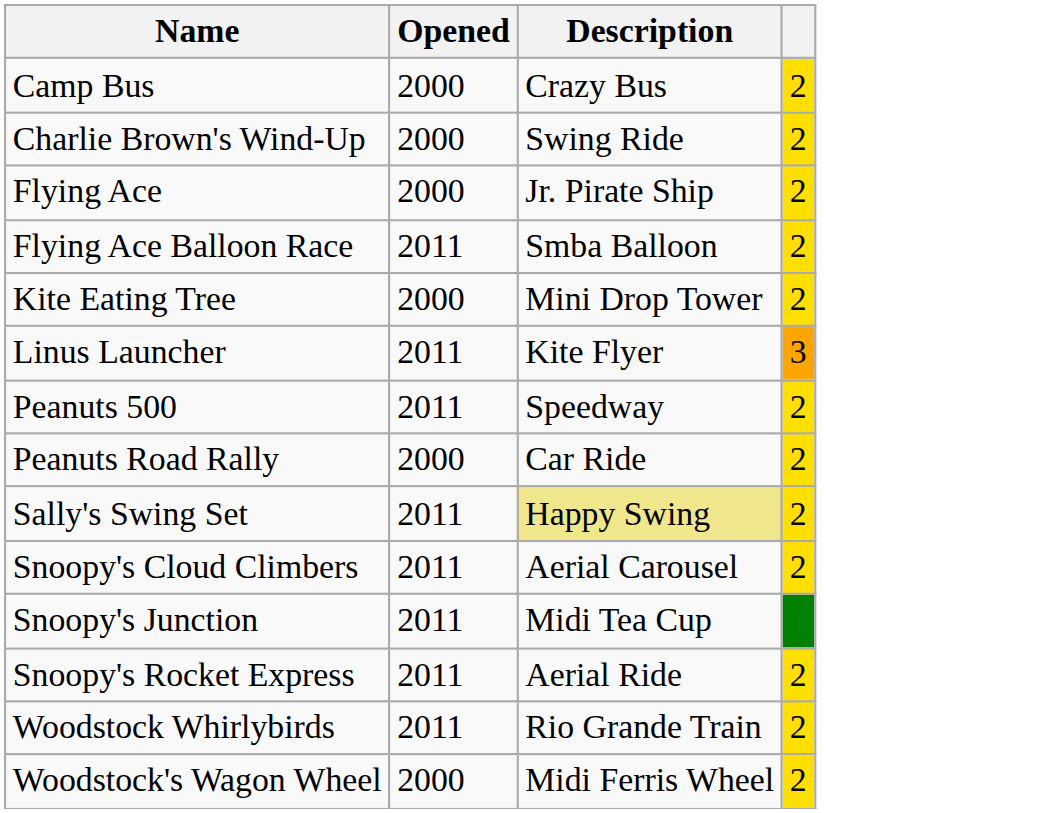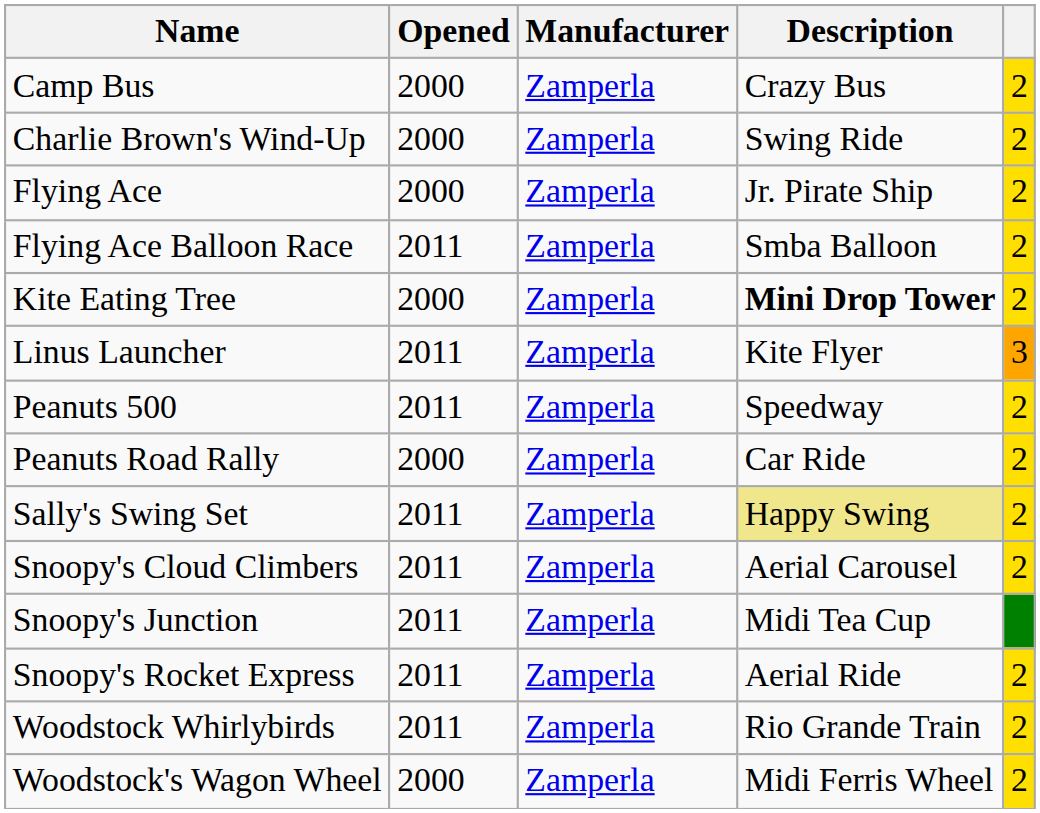+ column: (627, 31)
(644, 298) normal -> (870, 298) bold
